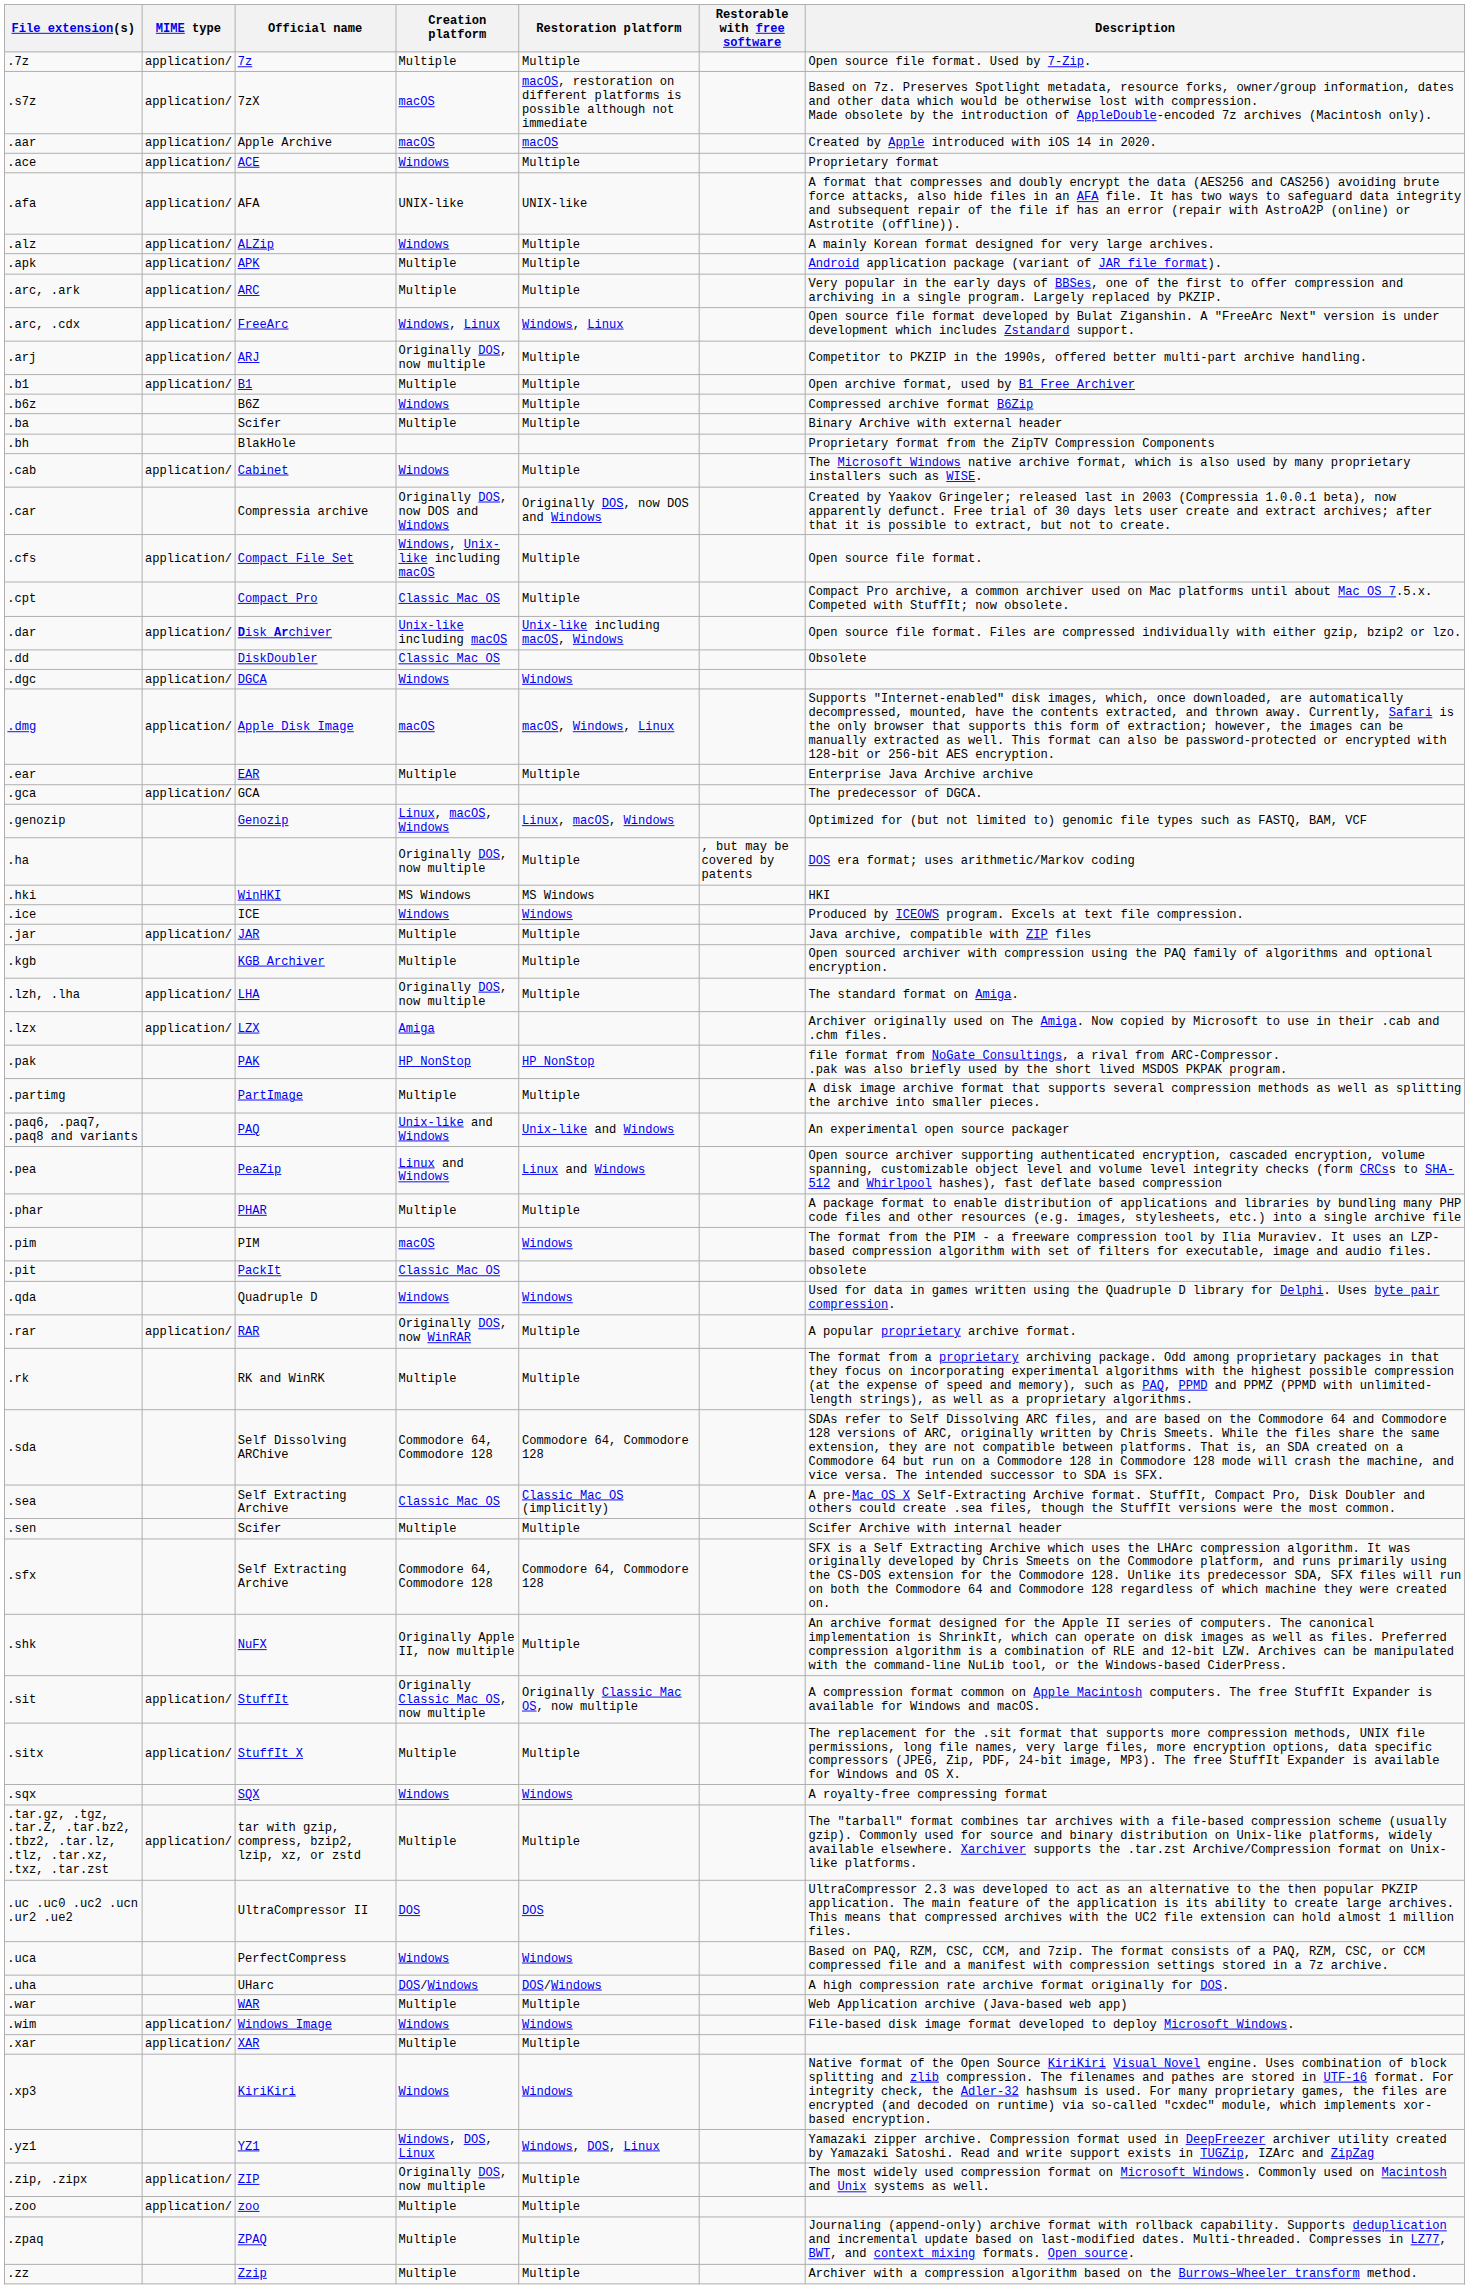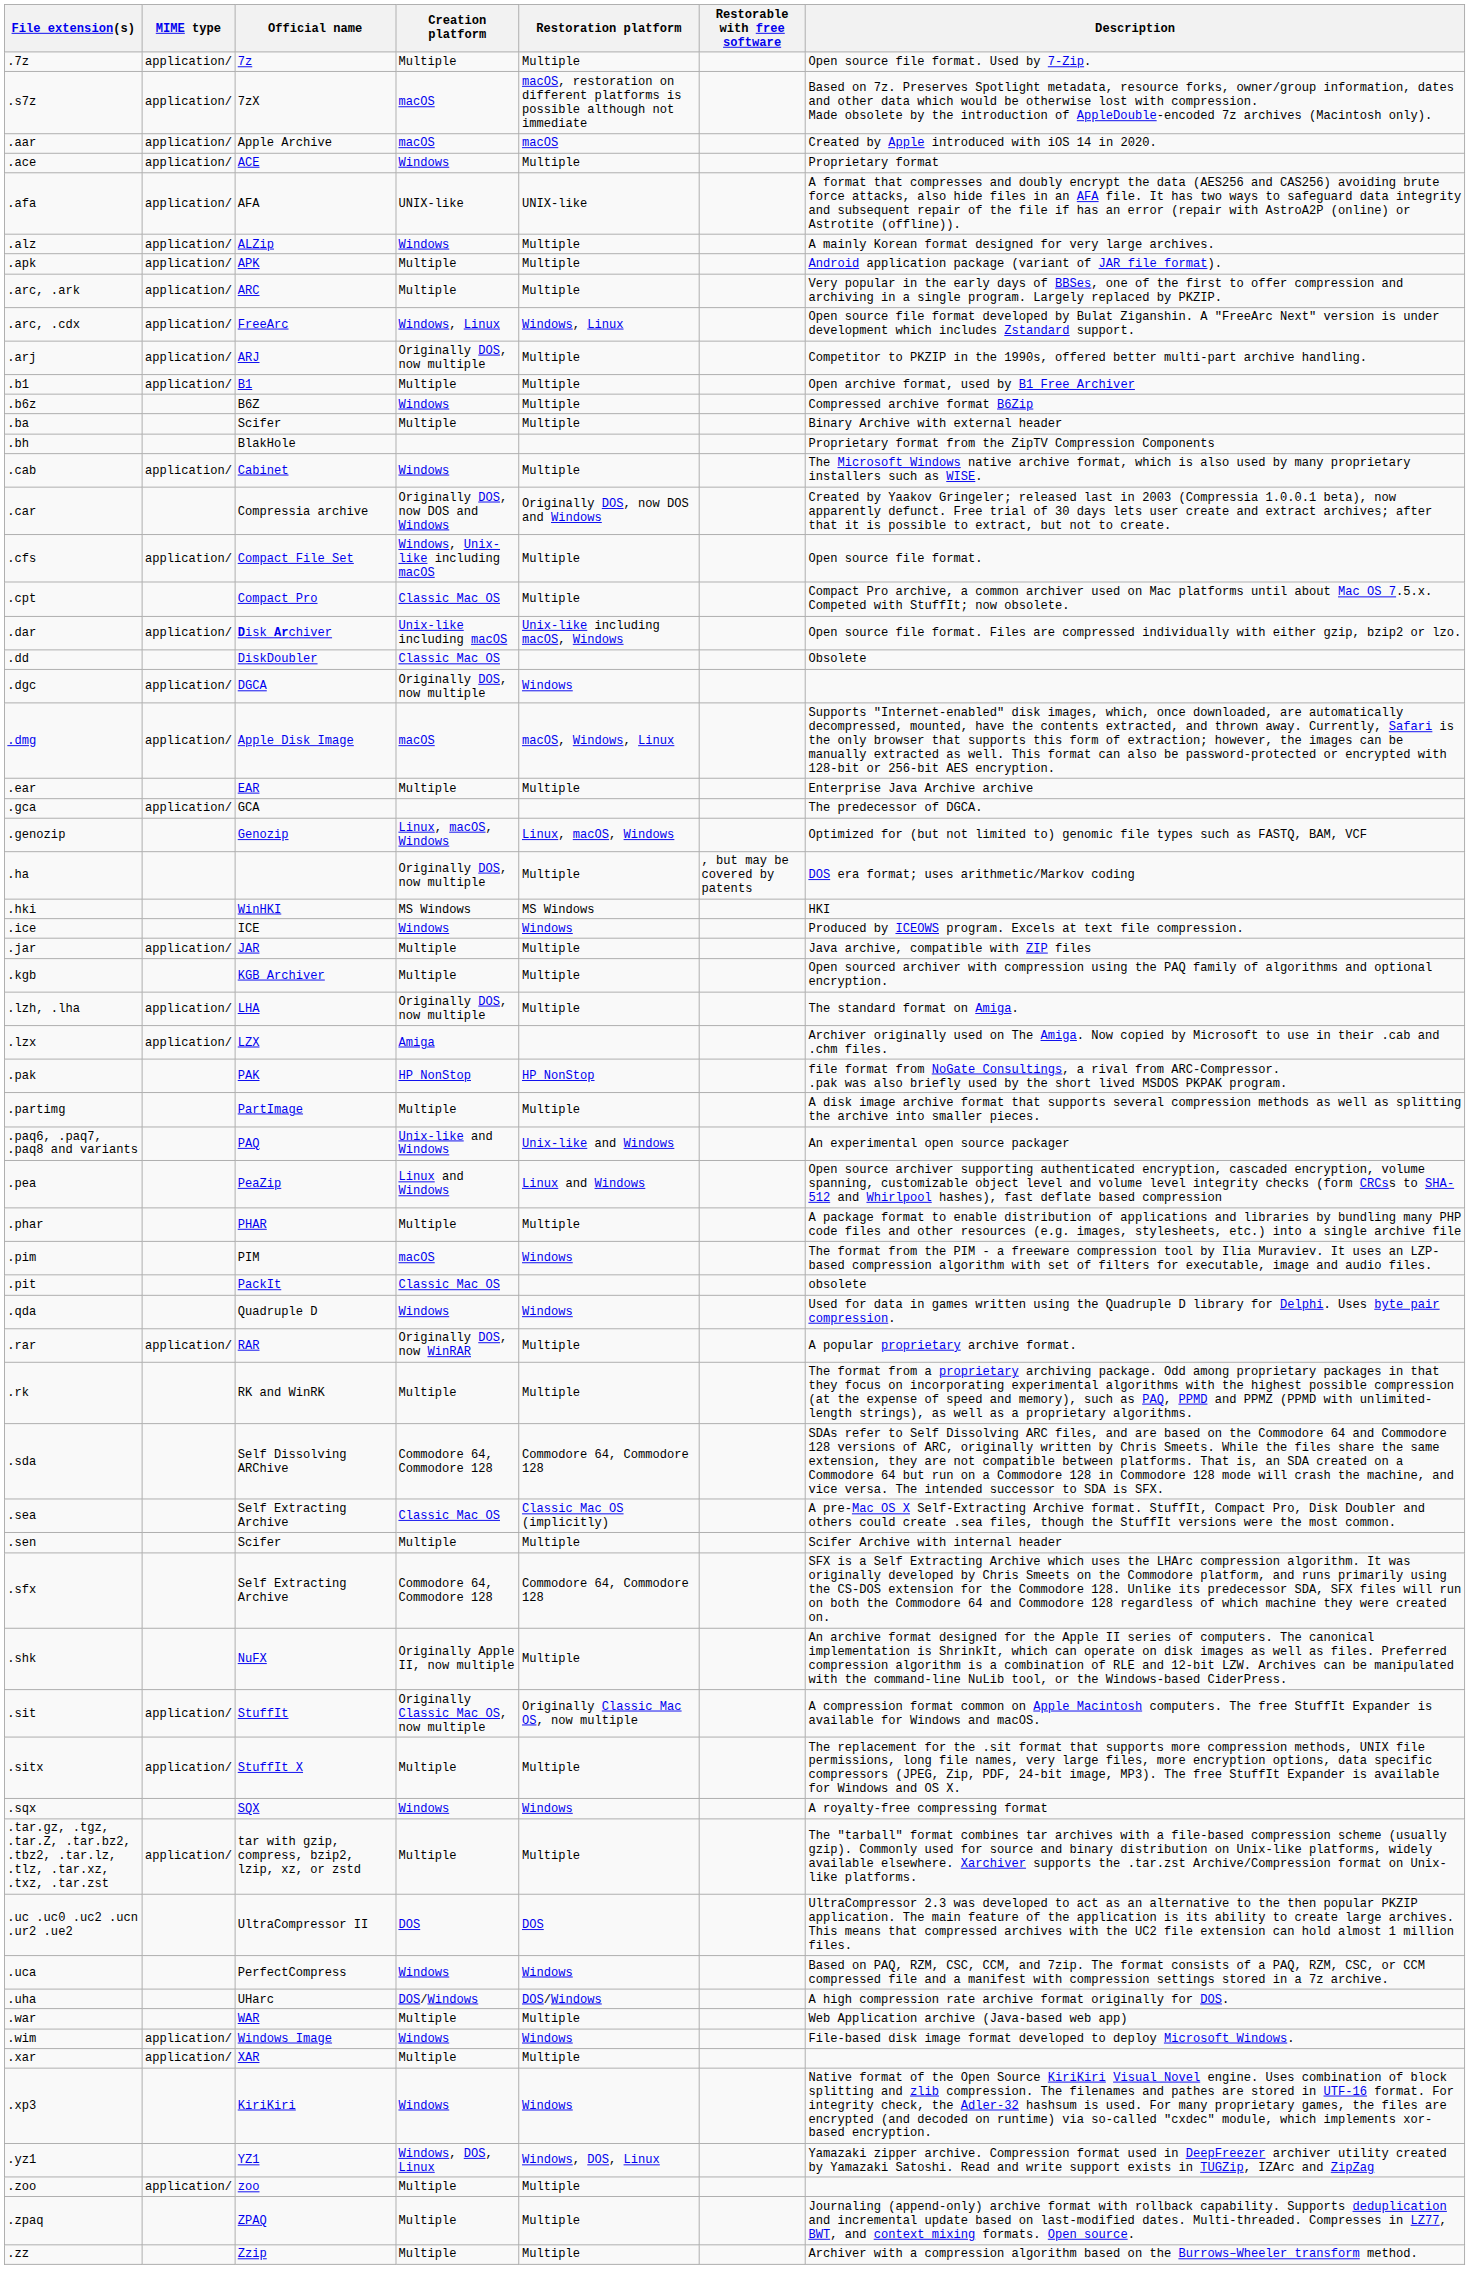(424, 679) Windows -> (453, 686) Originally DOS, now multiple
- row: (47, 2180)
